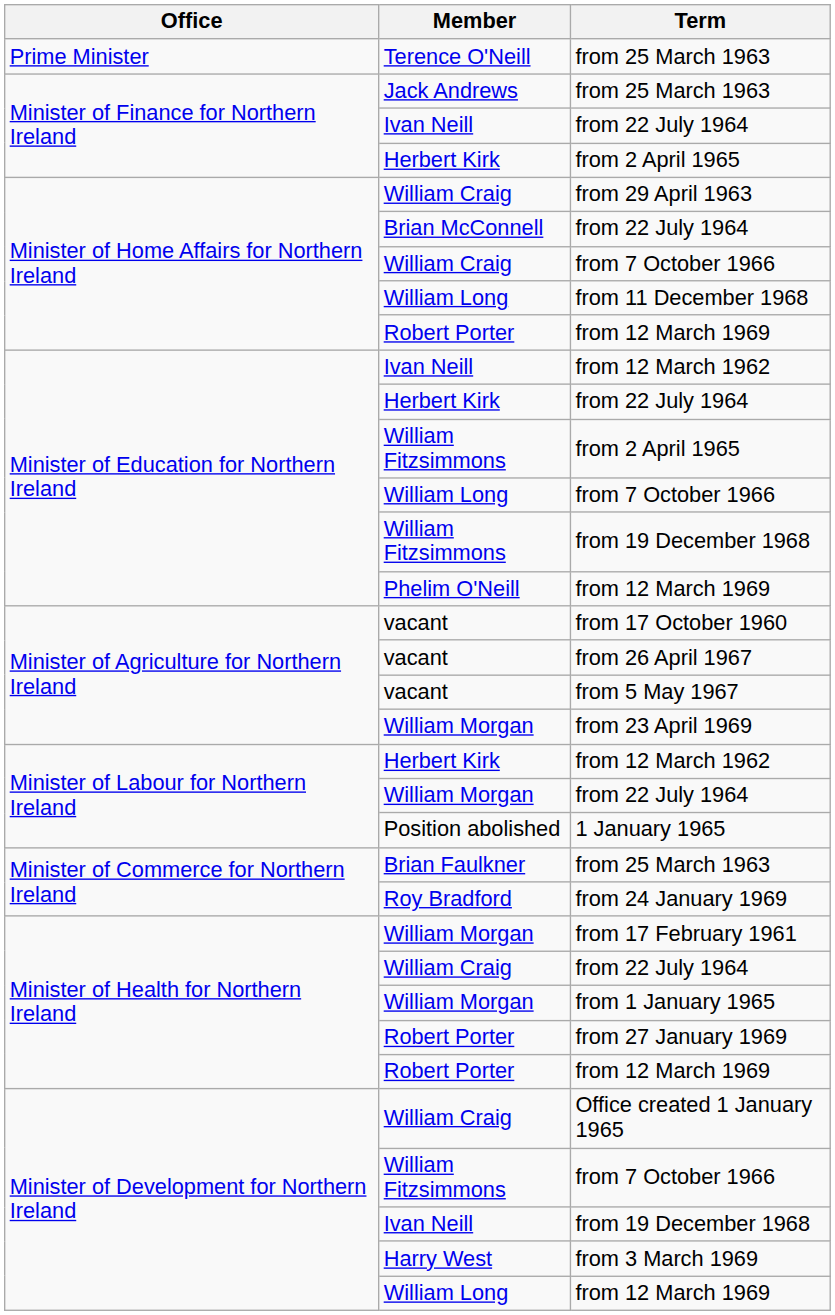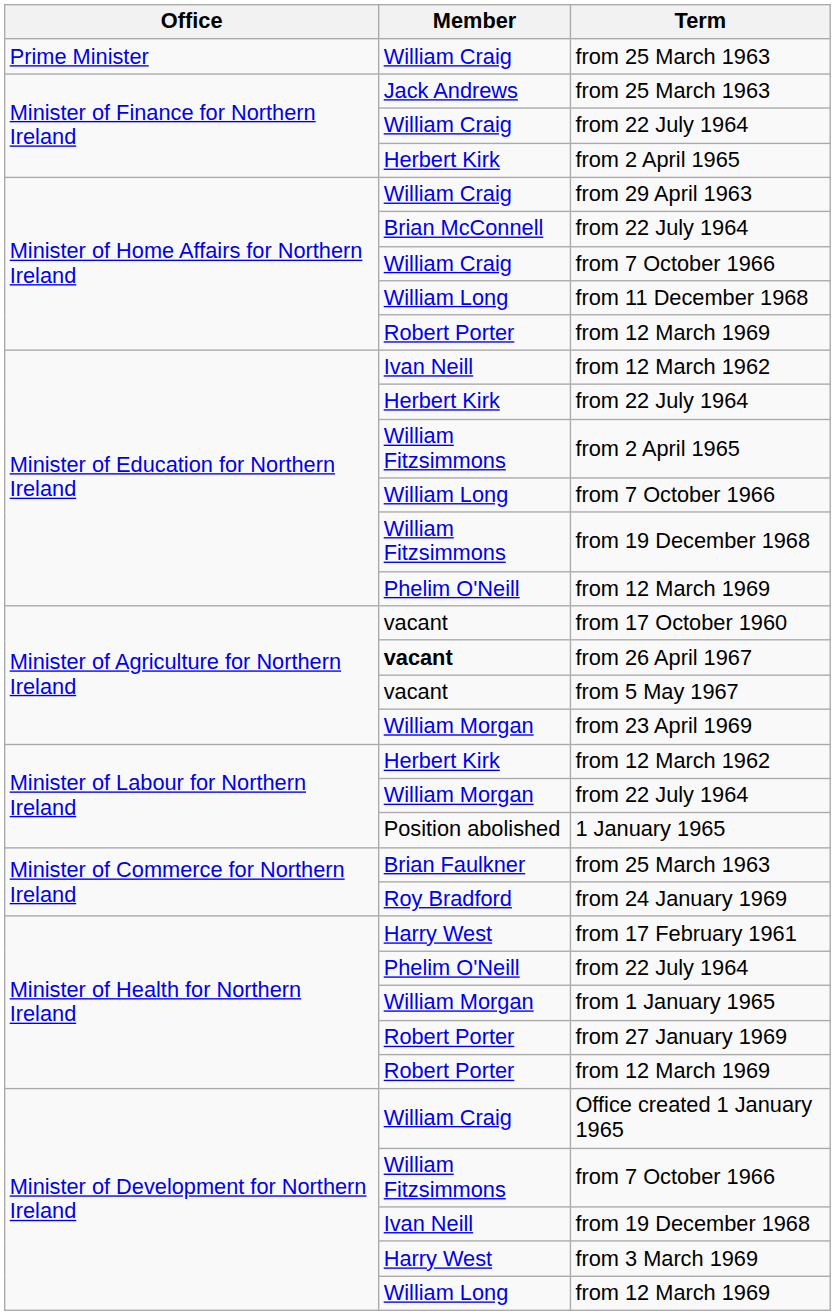(457, 56) Terence O'Neill -> (448, 56) William Craig
(428, 125) Ivan Neill -> (448, 125) William Craig
(416, 657) normal -> (418, 657) bold
(459, 933) William Morgan -> (438, 933) Harry West
(448, 967) William Craig -> (452, 967) Phelim O'Neill
